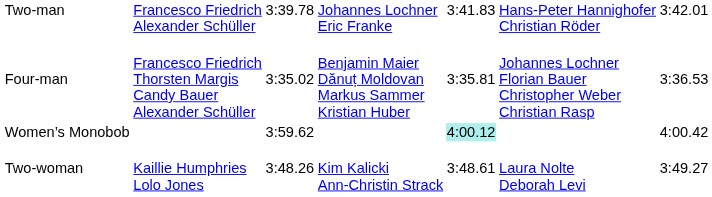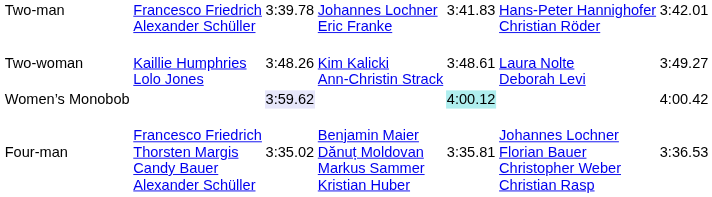rows swapped: (36, 79) <-> (44, 168)
(290, 132) no background -> (290, 99) lavender background
